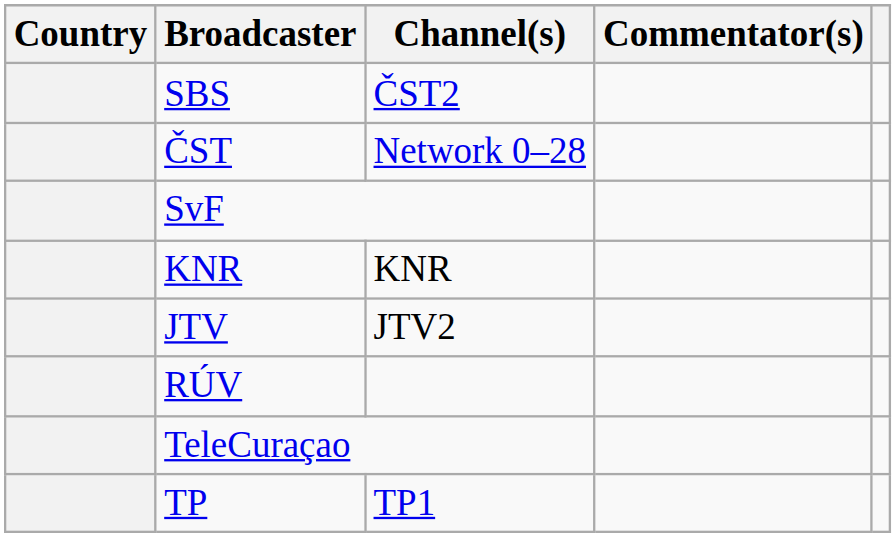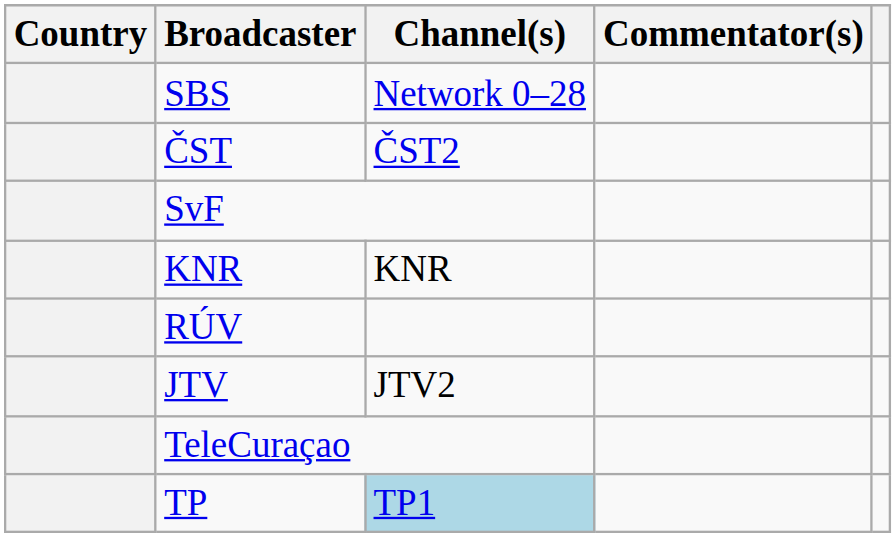(417, 92) ČST2 -> (480, 92) Network 0–28
(480, 151) Network 0–28 -> (417, 151) ČST2
rows swapped: (203, 385) <-> (196, 326)
(404, 502) no background -> (404, 502) lightblue background
